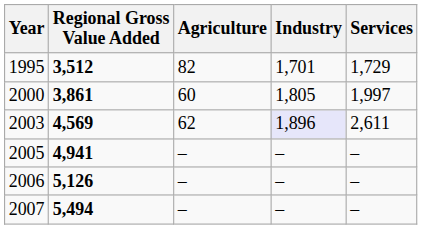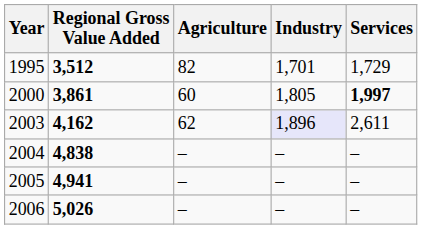(370, 95) normal -> (370, 95) bold
(73, 124) 4,569 -> (73, 124) 4,162
+ row: (27, 152)
(73, 180) 5,126 -> (73, 209) 5,026
- row: (27, 209)
